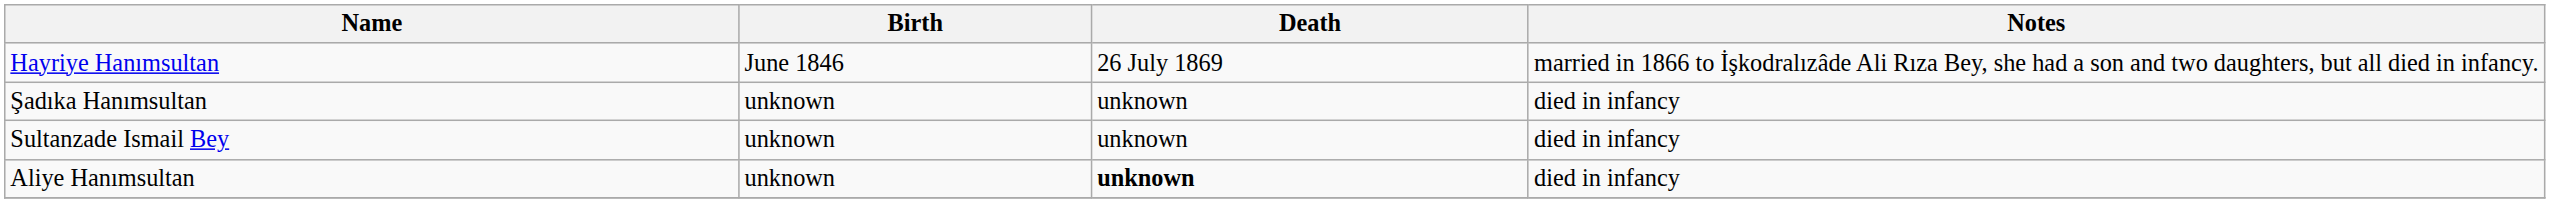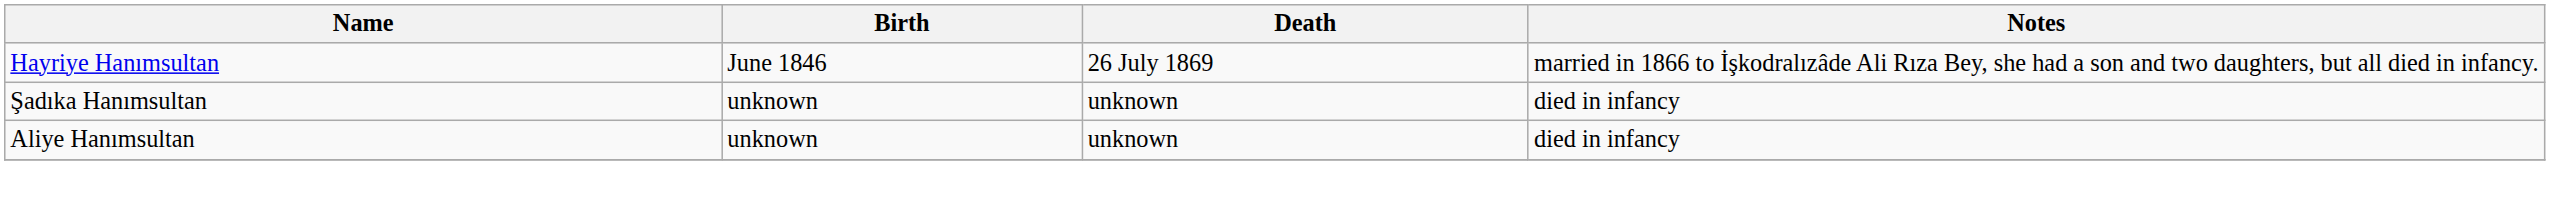- row: (120, 139)
(1146, 178) bold -> (1133, 139) normal
